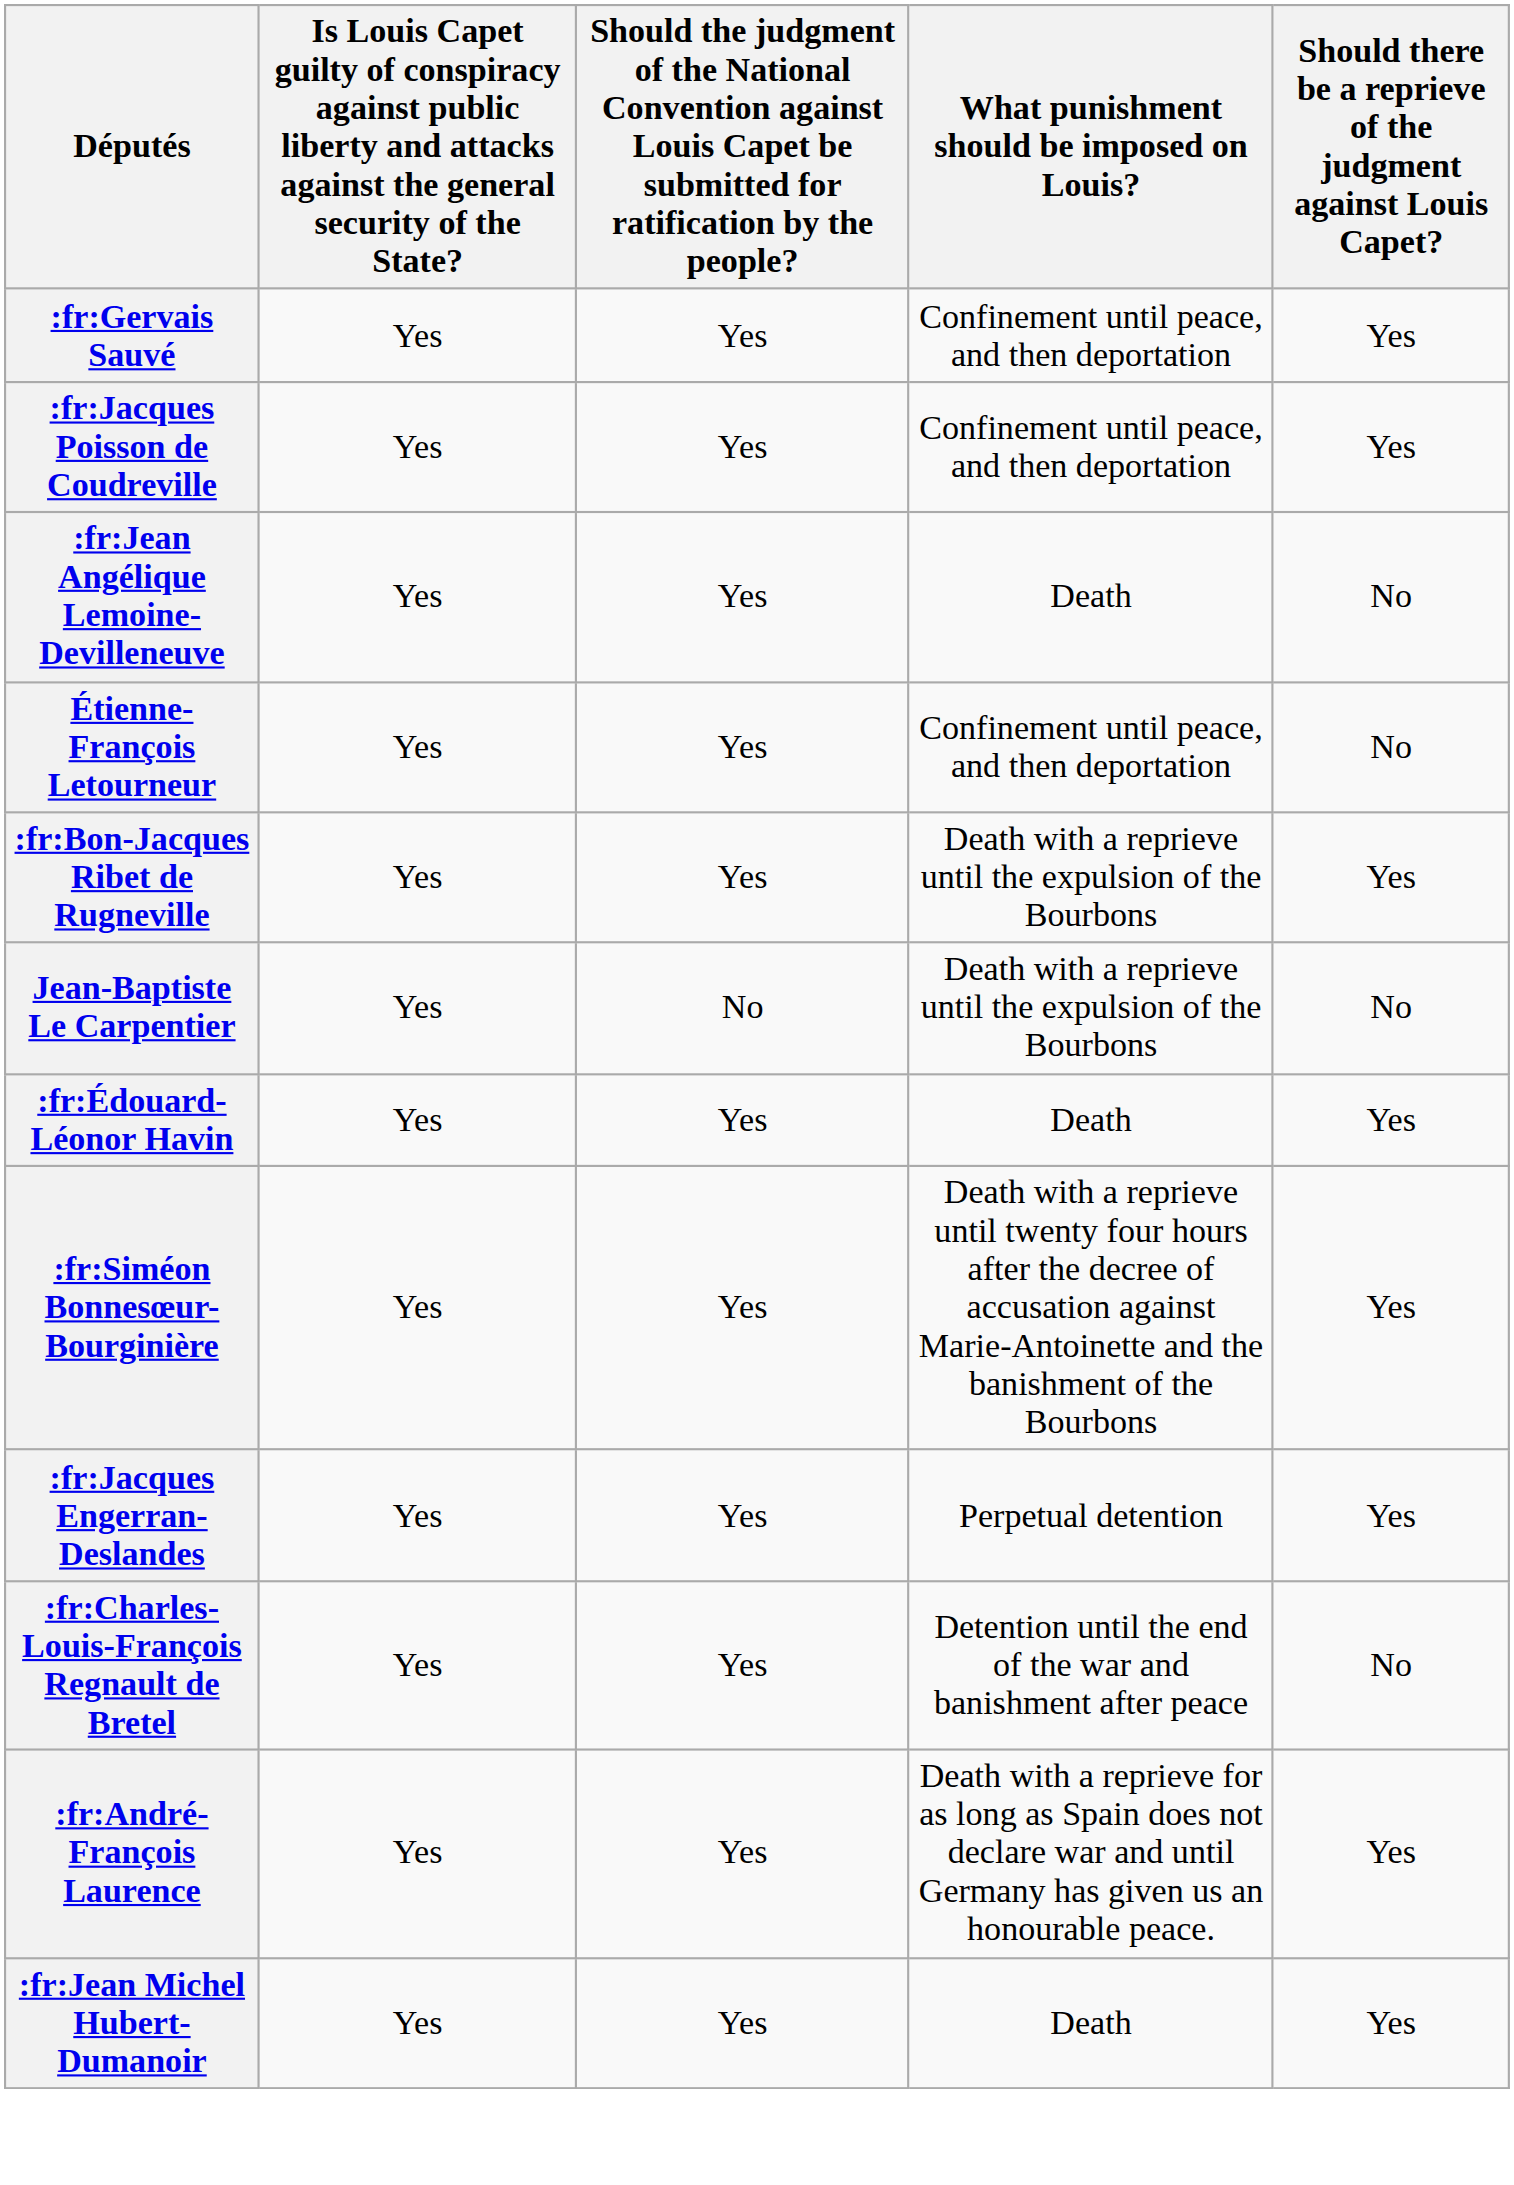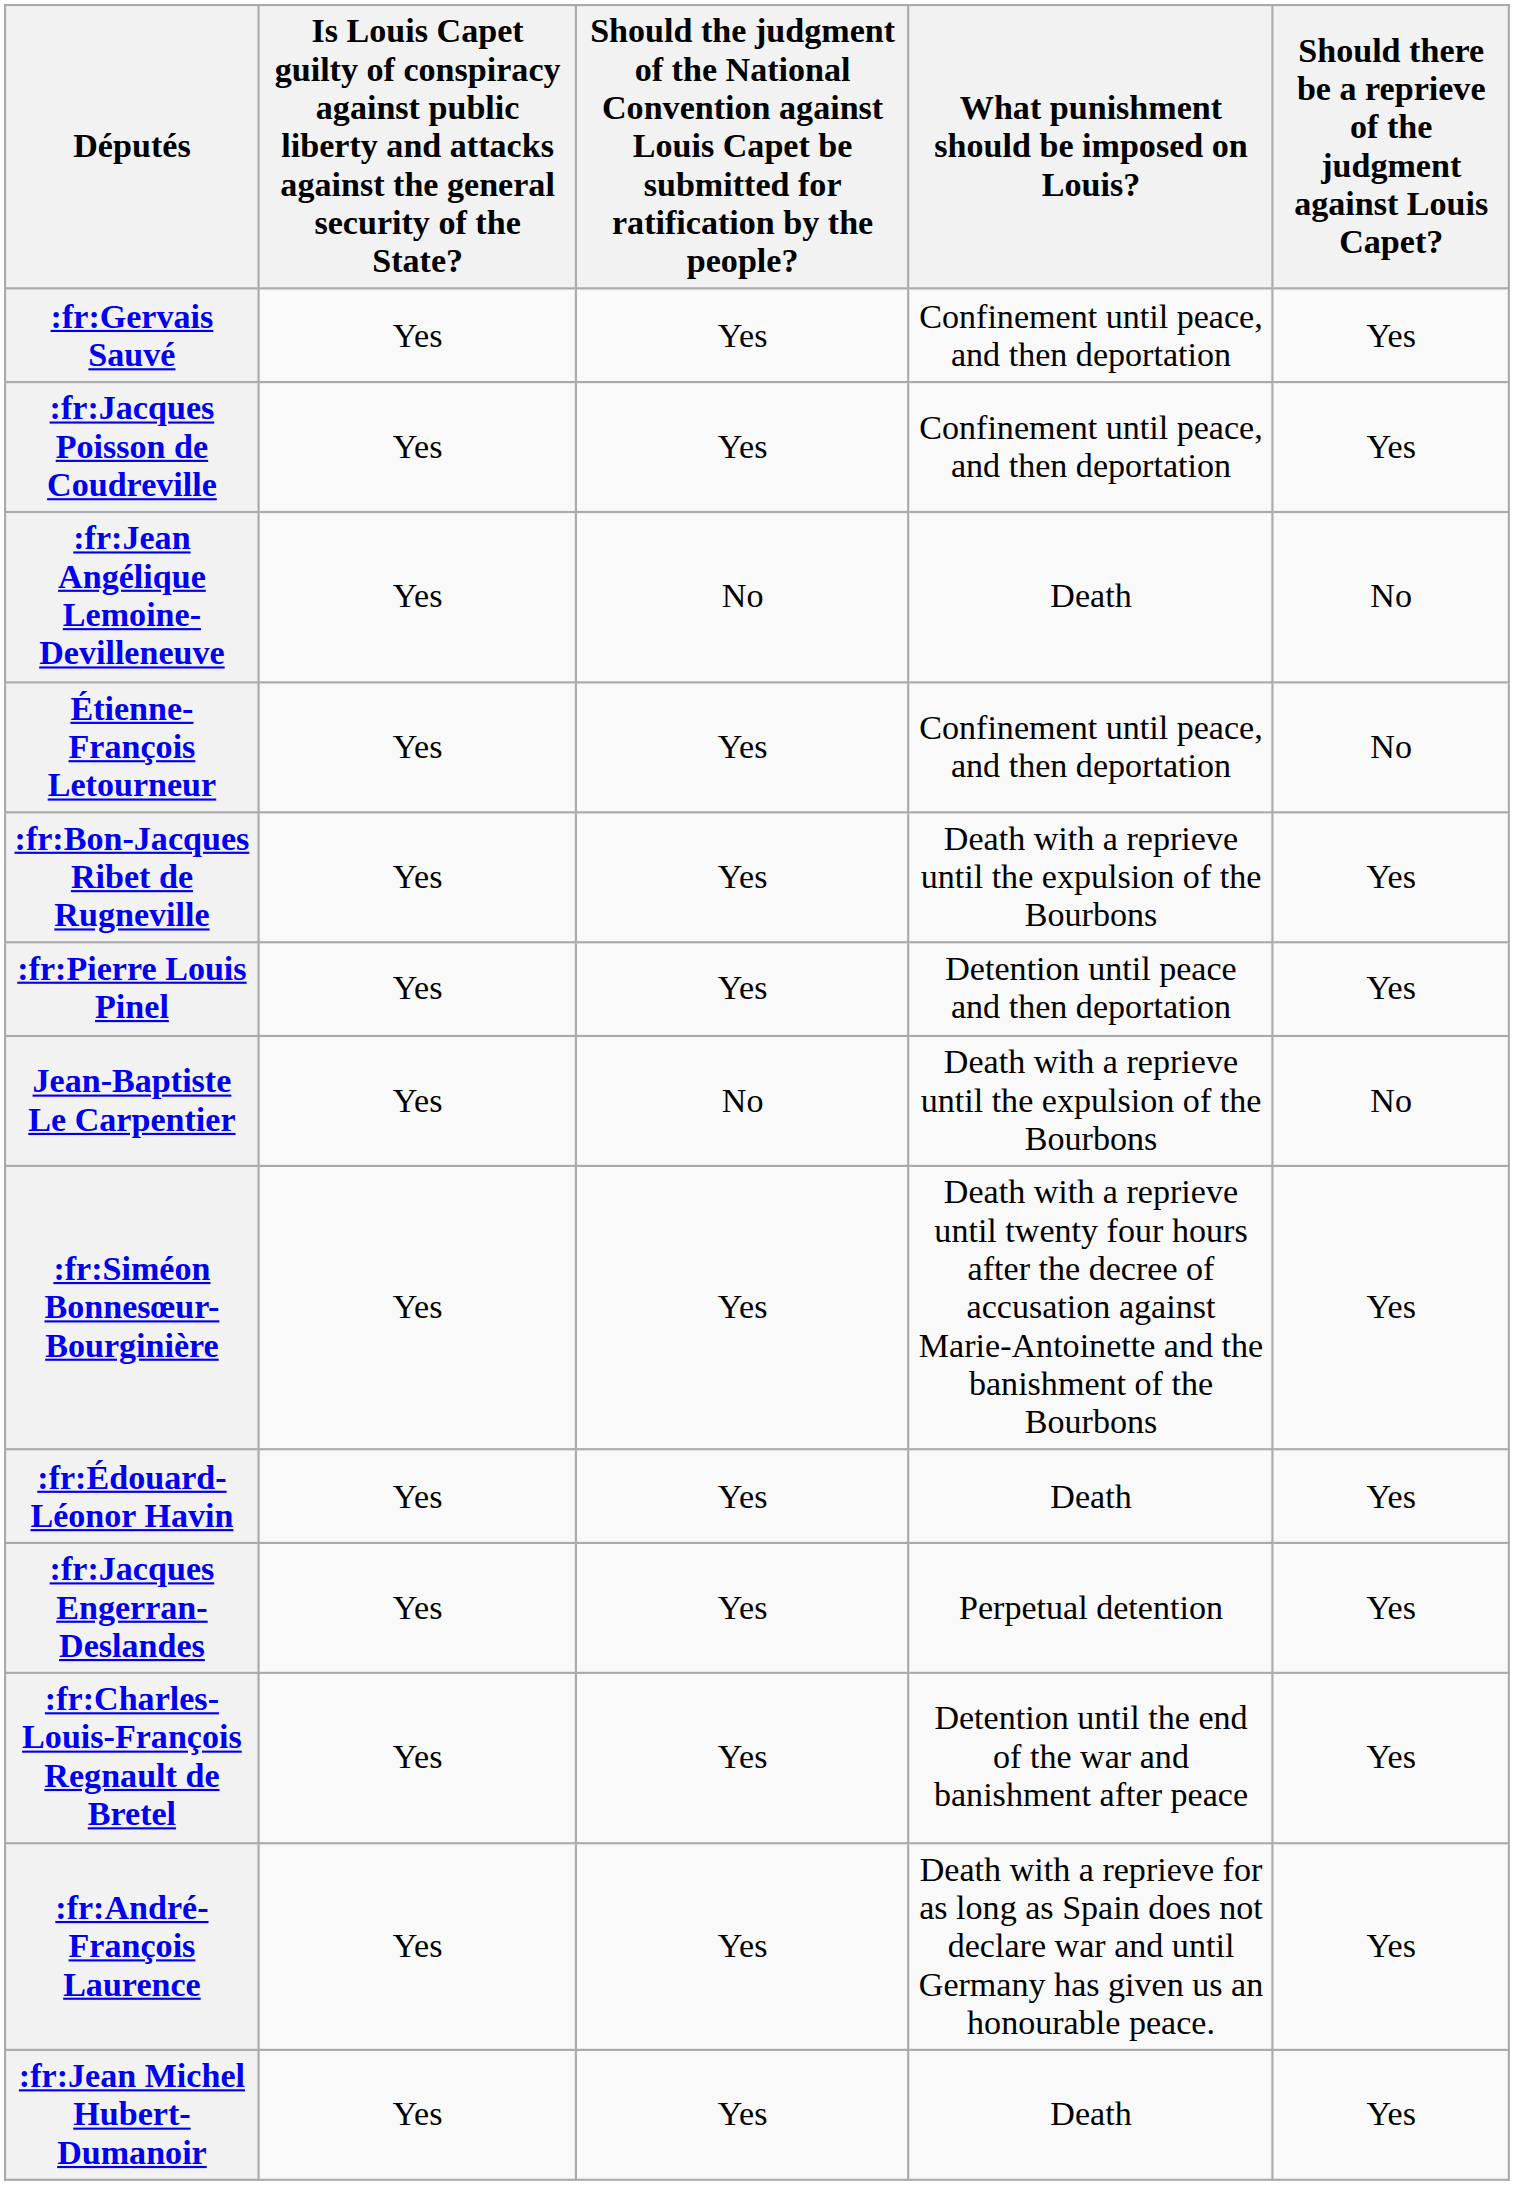(743, 596) Yes -> (743, 596) No
+ row: (132, 988)
rows swapped: (132, 1119) <-> (132, 1307)
(1391, 1664) No -> (1391, 1757) Yes
